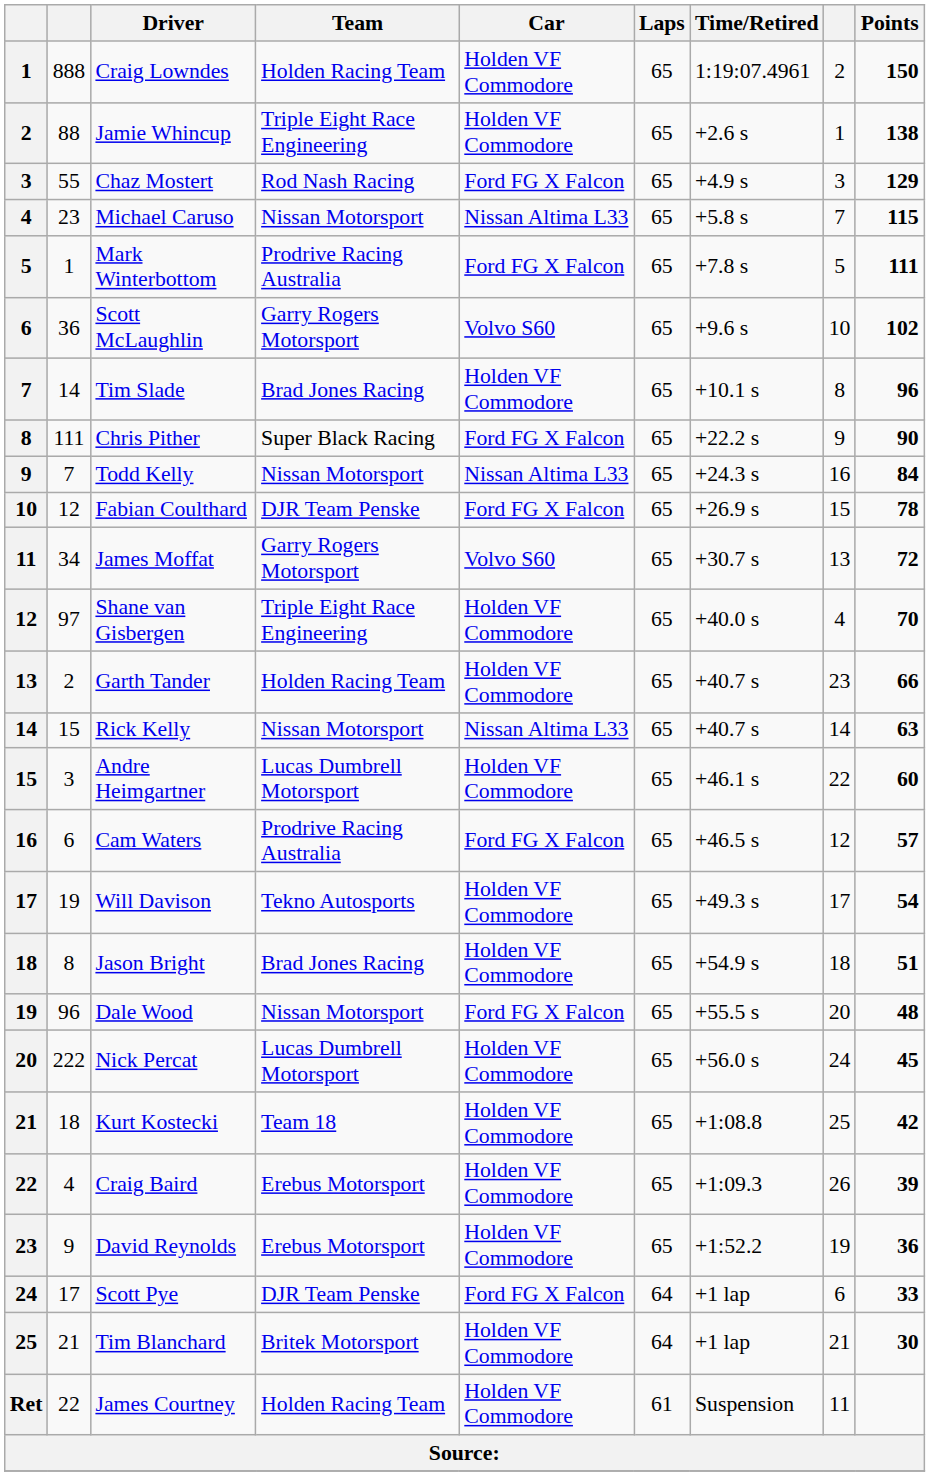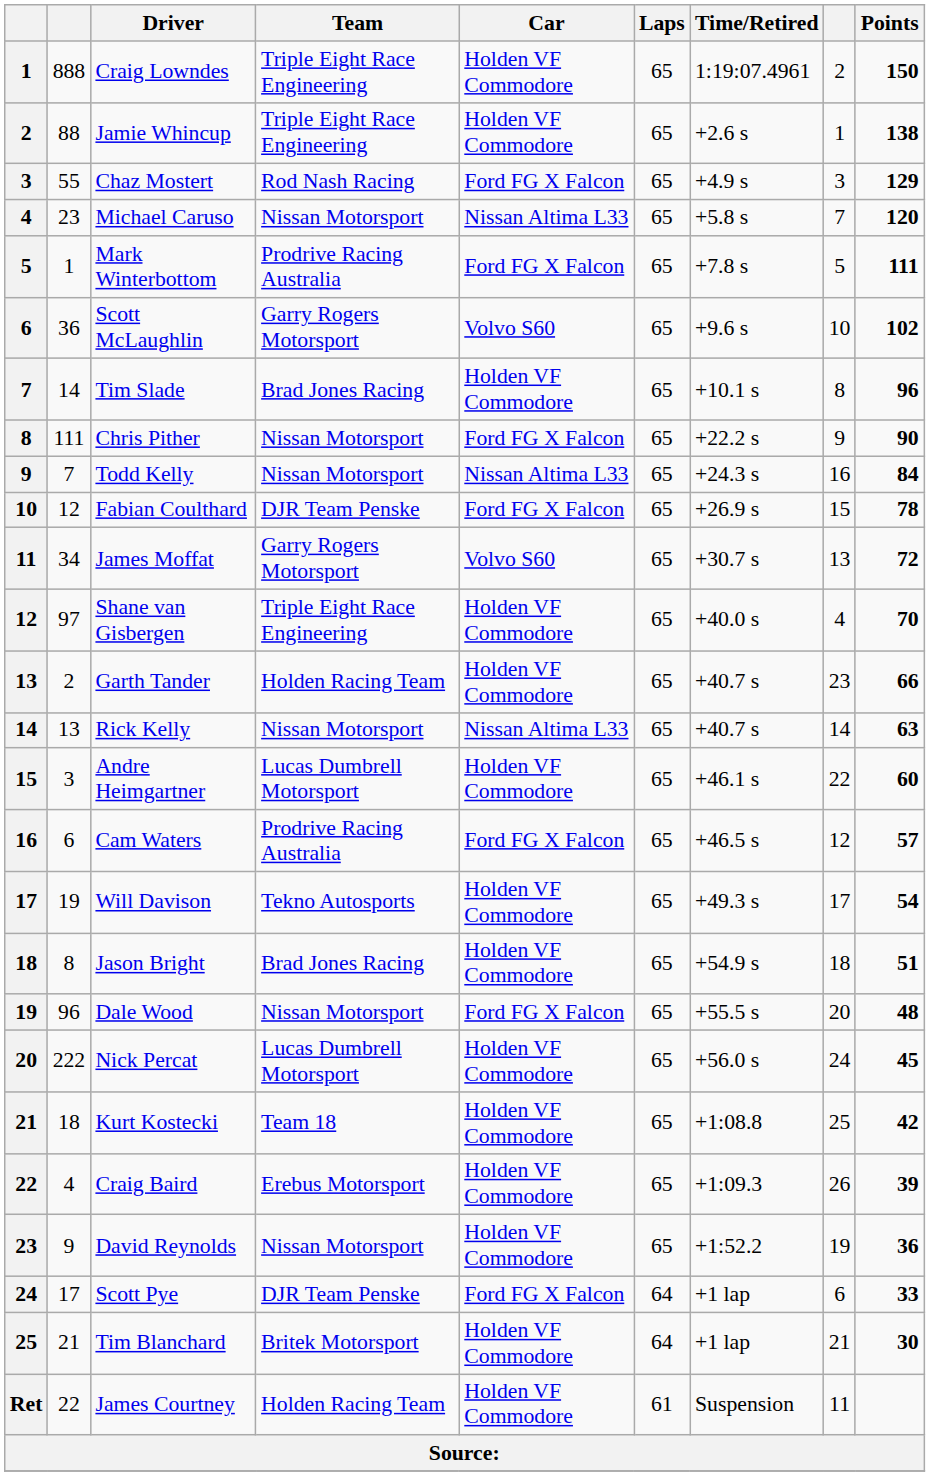(353, 71) Holden Racing Team -> (338, 71) Triple Eight Race Engineering
(903, 217) 115 -> (902, 217) 120
(348, 438) Super Black Racing -> (342, 438) Nissan Motorsport
(69, 730) 15 -> (69, 730) 13
(343, 1245) Erebus Motorsport -> (342, 1245) Nissan Motorsport
